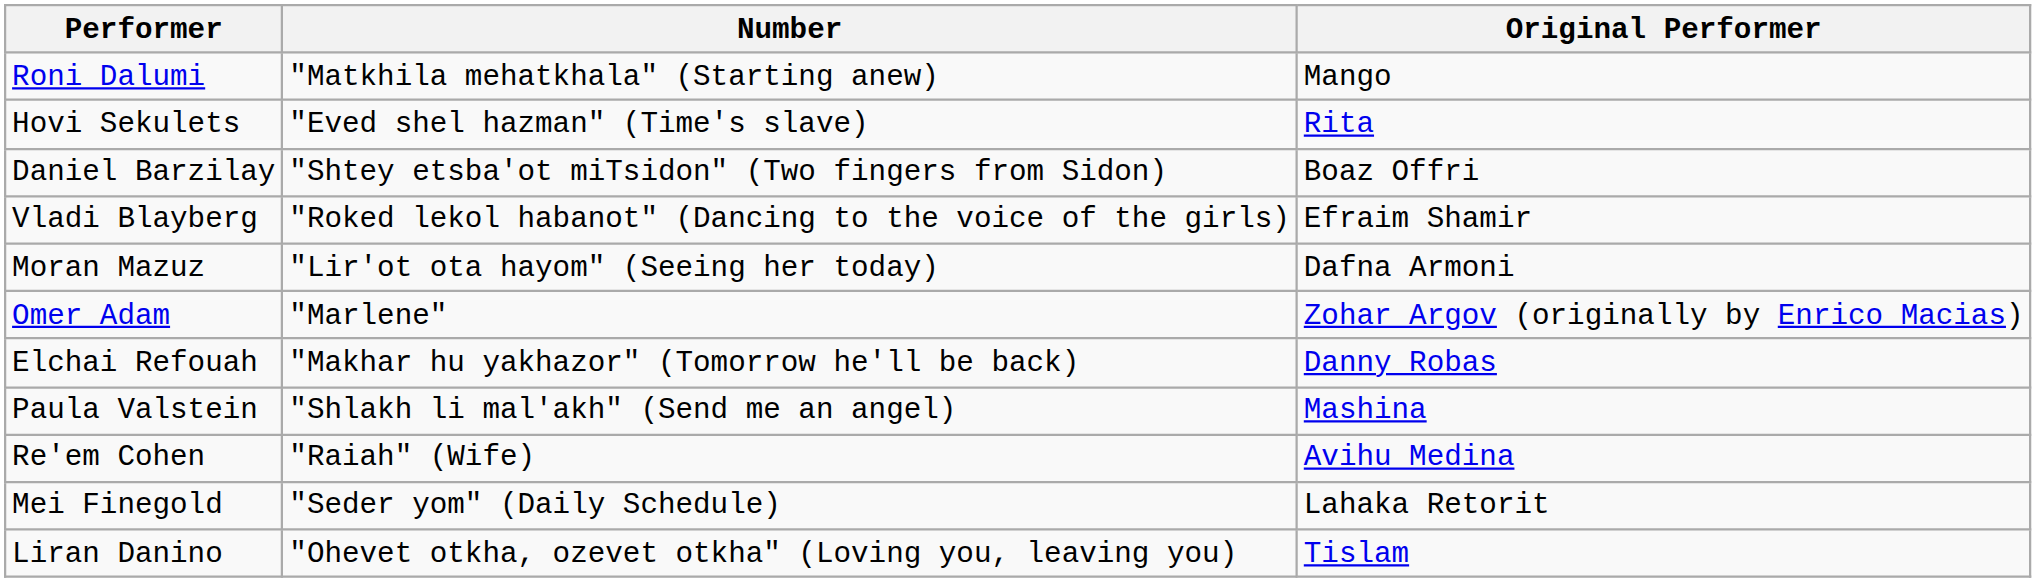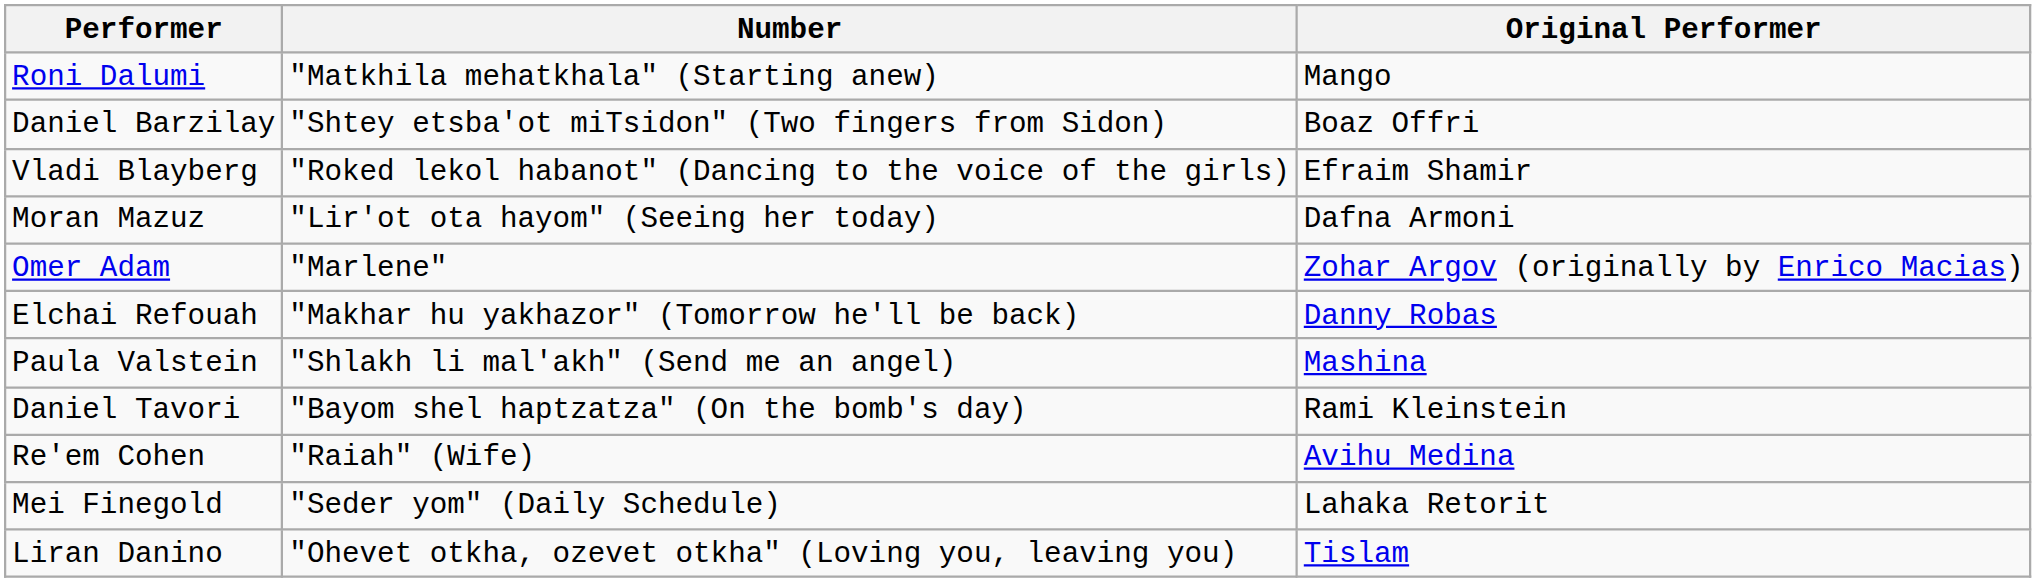- row: (126, 124)
+ row: (126, 410)
